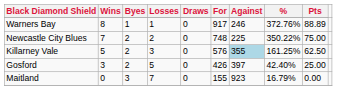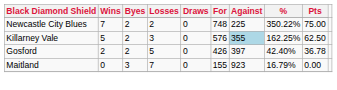- row: (31, 24)
(283, 51) 161.25% -> (283, 38) 162.25%
(103, 65) 3 -> (103, 51) 2
(315, 65) 25.00 -> (315, 51) 36.78
